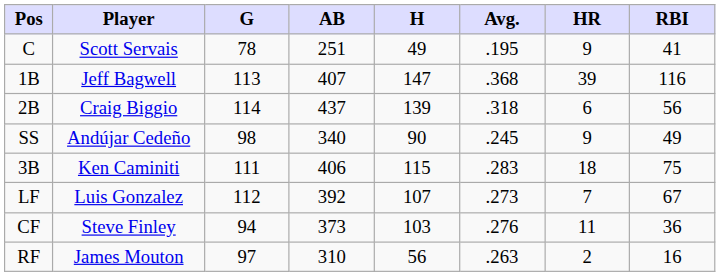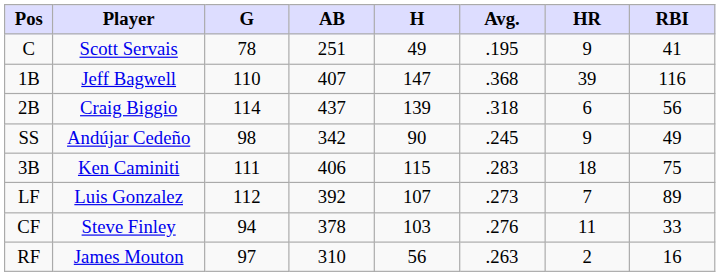(247, 78) 113 -> (247, 78) 110
(332, 138) 340 -> (332, 138) 342
(672, 197) 67 -> (672, 197) 89
(332, 227) 373 -> (332, 227) 378
(672, 227) 36 -> (672, 227) 33
